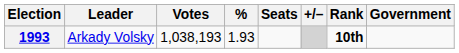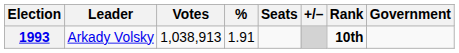(191, 37) 1,038,193 -> (191, 37) 1,038,913
(241, 37) 1.93 -> (241, 37) 1.91
